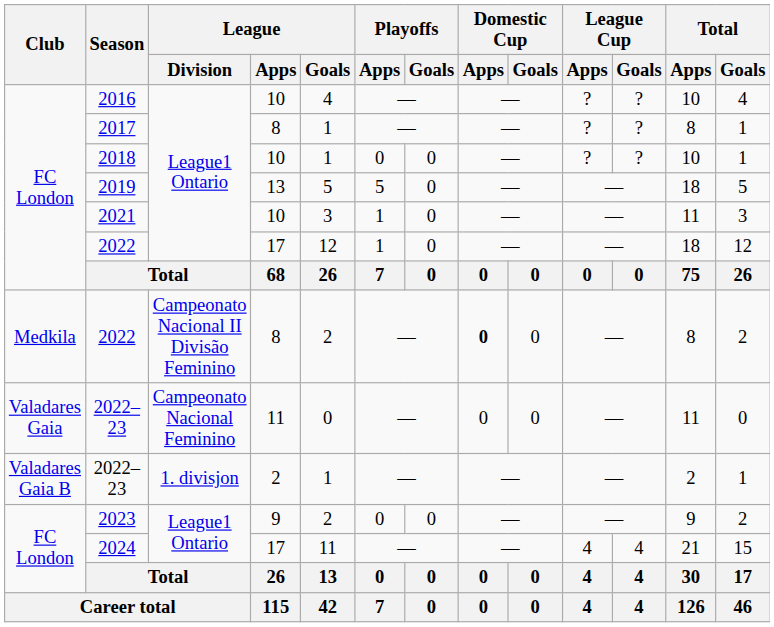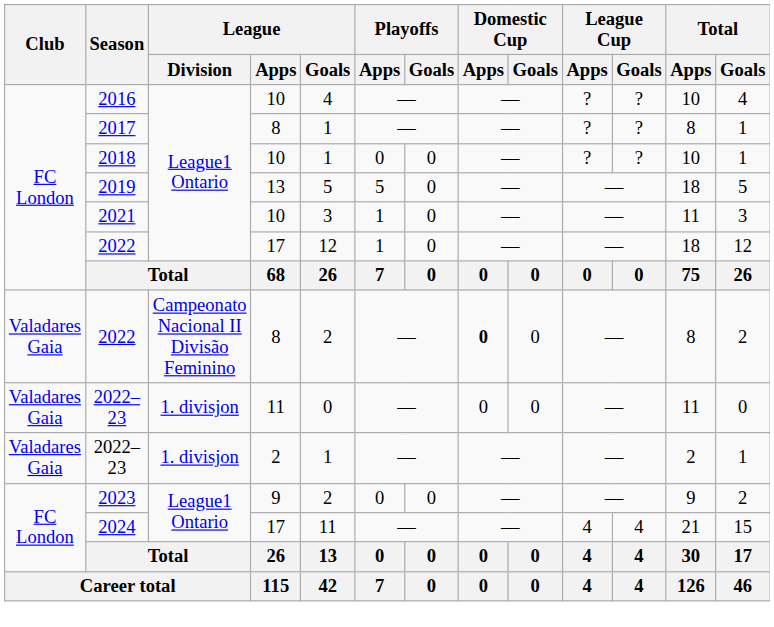(45, 336) Medkila -> (45, 336) Valadares Gaia
(200, 417) Campeonato Nacional Feminino -> (200, 407) 1. divisjon
(45, 478) Valadares Gaia B -> (45, 457) Valadares Gaia
